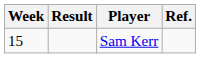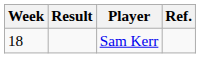(16, 40) 15 -> (16, 40) 18
